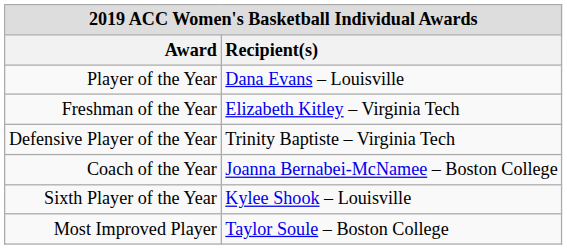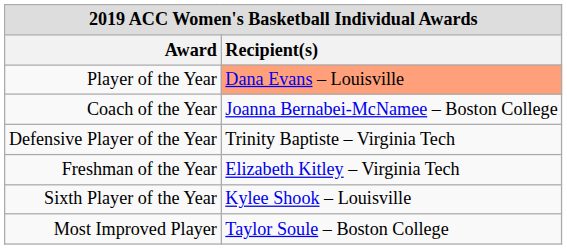(315, 79) no background -> (315, 79) lightsalmon background
rows swapped: (152, 169) <-> (139, 109)
